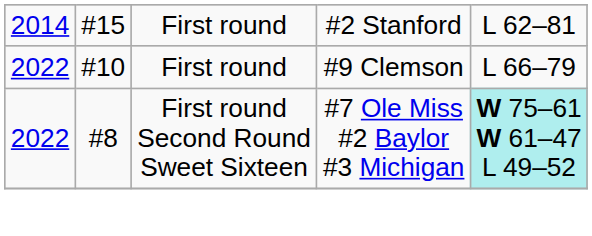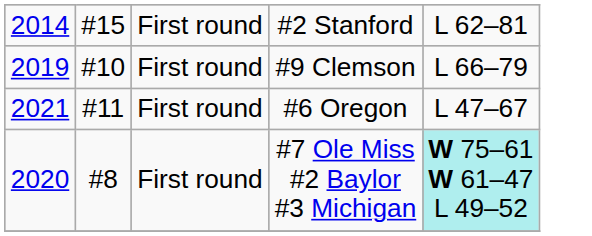(40, 66) 2022 -> (40, 66) 2019
+ row: (345, 108)
(40, 138) 2022 -> (40, 179) 2020
(224, 138) First round Second Round Sweet Sixteen -> (200, 179) First round
